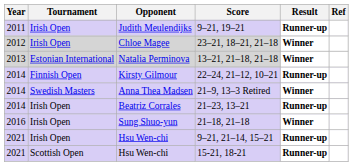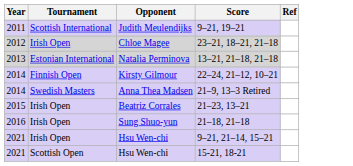- column: (305, 12)
(50, 28) Irish Open -> (71, 28) Scottish International
(16, 106) 2014 -> (16, 106) 2015
